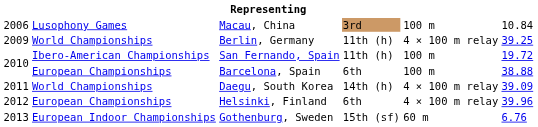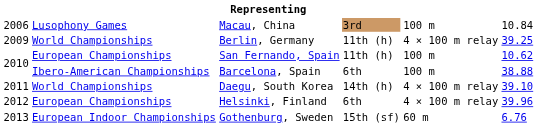(121, 56) Ibero-American Championships -> (102, 56) European Championships
(517, 56) 19.72 -> (517, 56) 10.62
(102, 71) European Championships -> (121, 71) Ibero-American Championships
(517, 86) 39.09 -> (517, 86) 39.10
